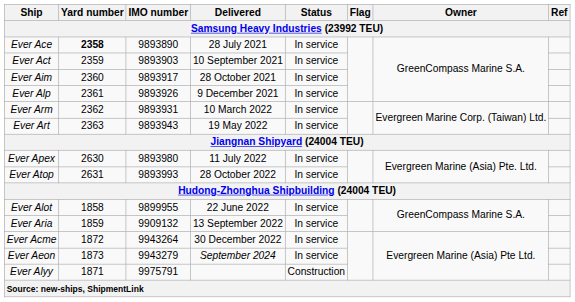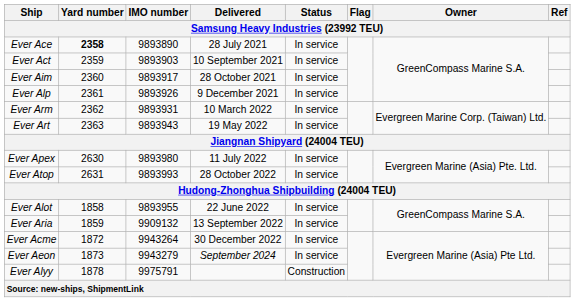(158, 207) 9899955 -> (158, 207) 9893955
(92, 272) 1871 -> (92, 272) 1878
